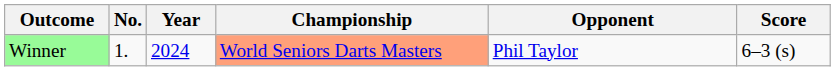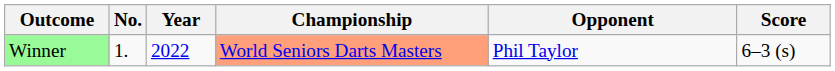(170, 50) 2024 -> (170, 50) 2022
